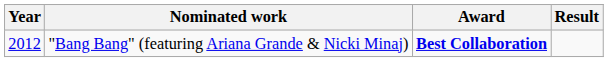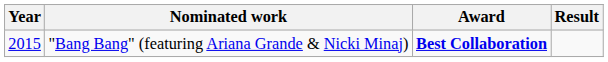(25, 43) 2012 -> (25, 43) 2015
